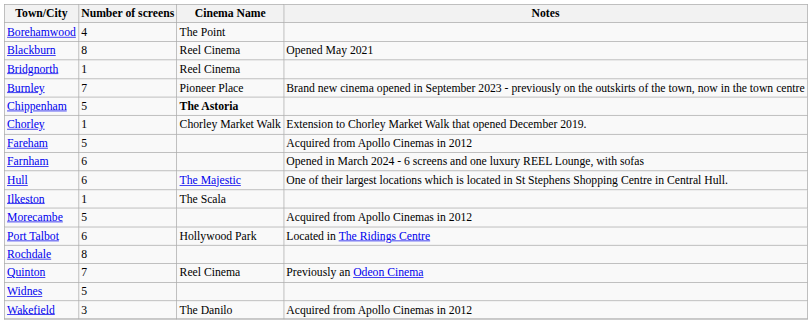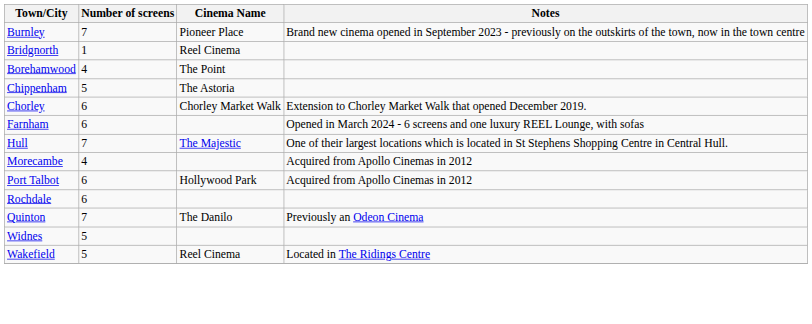rows swapped: (41, 32) <-> (26, 87)
- row: (31, 50)
(209, 106) bold -> (207, 87) normal
(84, 124) 1 -> (84, 106) 6
- row: (27, 143)
(84, 180) 6 -> (84, 143) 7
- row: (26, 198)
(84, 217) 5 -> (84, 161) 4
(358, 236) Located in The Ridings Centre -> (379, 180) Acquired from Apollo Cinemas in 2012
(84, 254) 8 -> (84, 198) 6
(210, 273) Reel Cinema -> (206, 217) The Danilo
(84, 310) 3 -> (84, 254) 5
(206, 310) The Danilo -> (210, 254) Reel Cinema
(379, 310) Acquired from Apollo Cinemas in 2012 -> (358, 254) Located in The Ridings Centre
